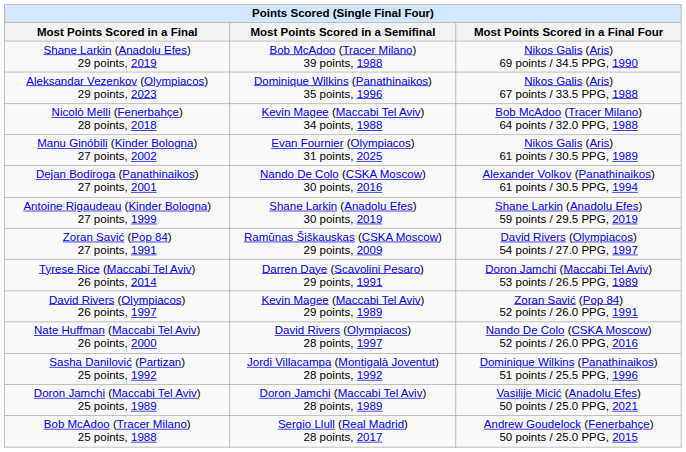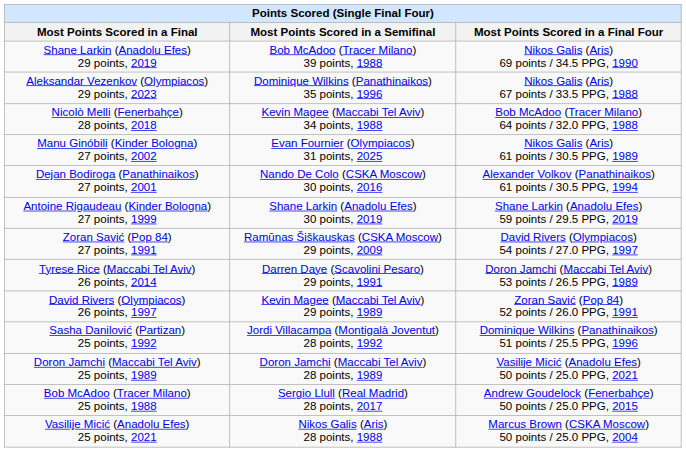- row: (117, 337)
+ row: (117, 431)
